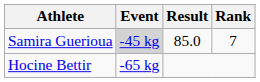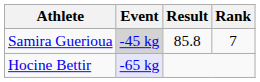(187, 41) 85.0 -> (187, 41) 85.8
(139, 65) no background -> (139, 65) lavender background
